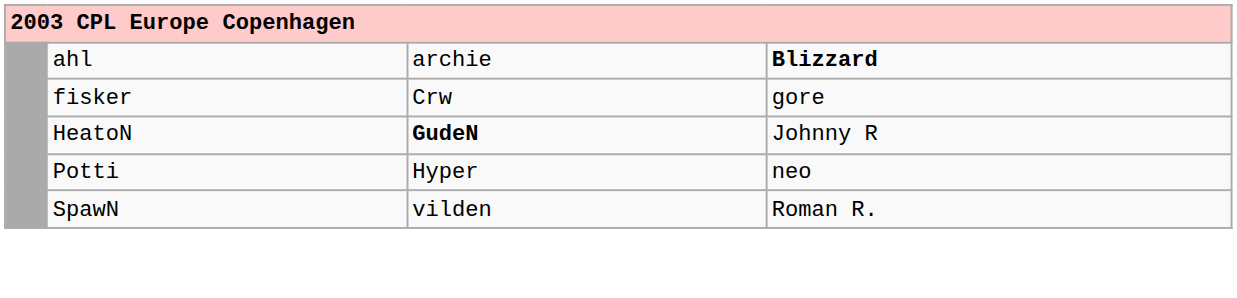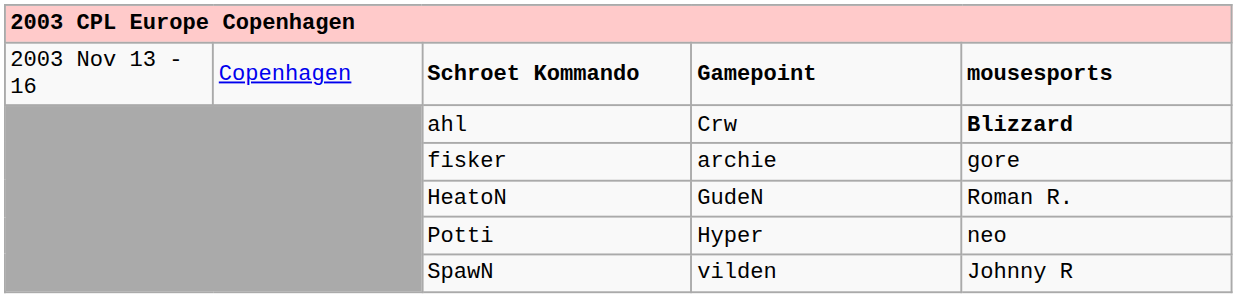+ row: (533, 74)
(452, 61) archie -> (717, 124) Crw
(432, 98) Crw -> (737, 161) archie
(445, 135) bold -> (730, 199) normal
(825, 135) Johnny R -> (1020, 199) Roman R.
(825, 209) Roman R. -> (1020, 273) Johnny R
